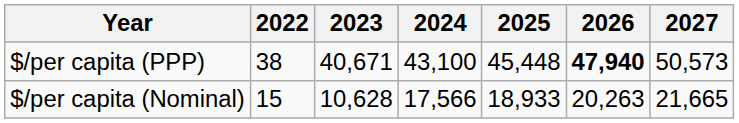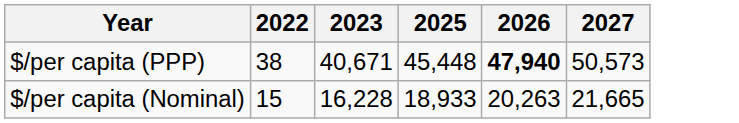- column: (440, 23)
(356, 99) 10,628 -> (356, 99) 16,228
